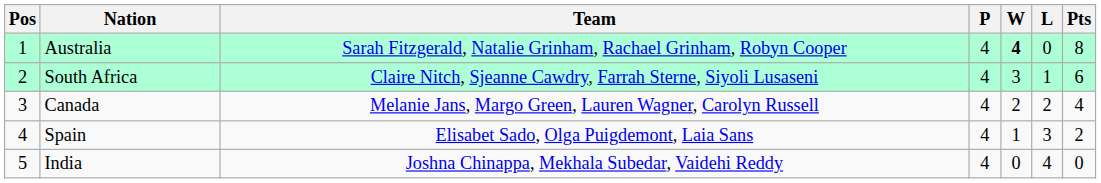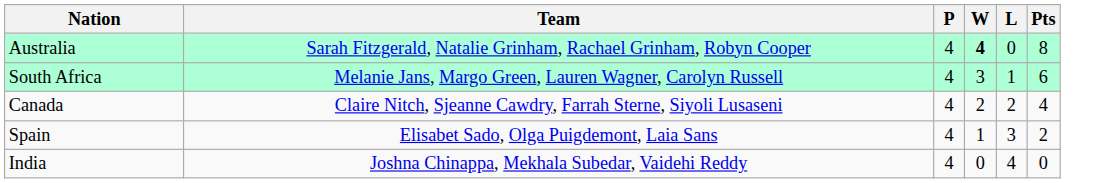- column: (22, 18)
(594, 76) Claire Nitch, Sjeanne Cawdry, Farrah Sterne, Siyoli Lusaseni -> (559, 76) Melanie Jans, Margo Green, Lauren Wagner, Carolyn Russell
(594, 105) Melanie Jans, Margo Green, Lauren Wagner, Carolyn Russell -> (559, 105) Claire Nitch, Sjeanne Cawdry, Farrah Sterne, Siyoli Lusaseni
